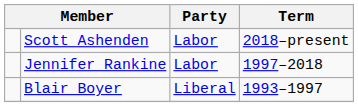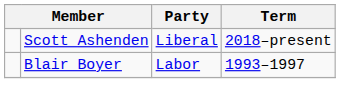(196, 41) Labor -> (187, 41) Liberal
- row: (95, 65)
(205, 89) Liberal -> (178, 65) Labor
